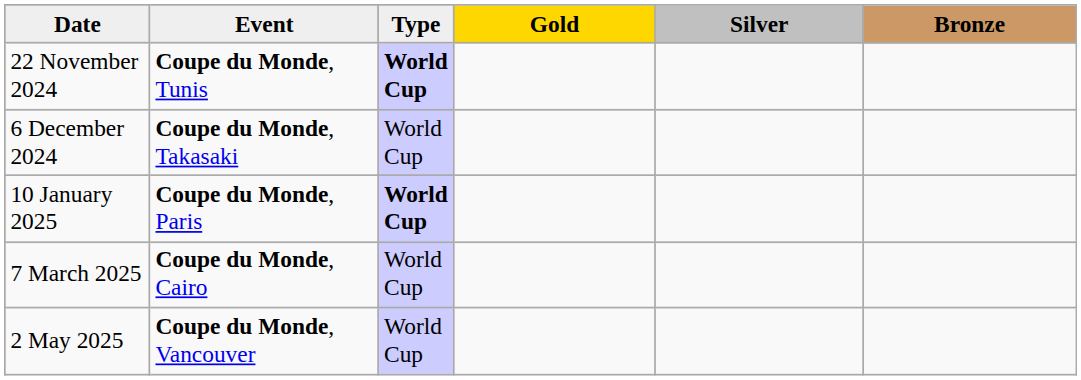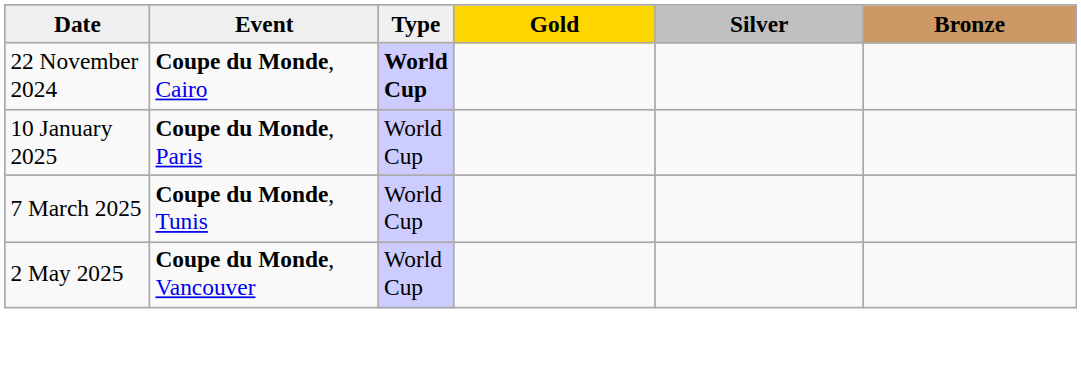(245, 75) Coupe du Monde, Tunis -> (245, 75) Coupe du Monde, Cairo
- row: (67, 141)
(416, 207) bold -> (413, 141) normal
(245, 274) Coupe du Monde, Cairo -> (245, 207) Coupe du Monde, Tunis
